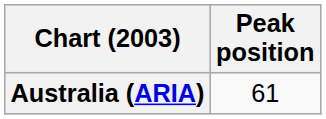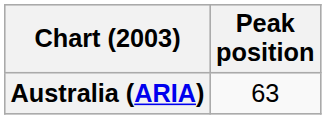(265, 93) 61 -> (265, 93) 63
